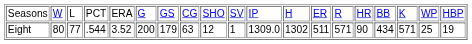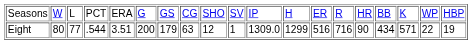(121, 30) 3.52 -> (121, 30) 3.51
(296, 30) 1302 -> (296, 30) 1299
(321, 30) 511 -> (321, 30) 516
(343, 30) 571 -> (344, 30) 716
(427, 30) 25 -> (427, 30) 22
